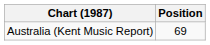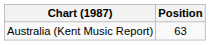(180, 31) 69 -> (180, 31) 63
